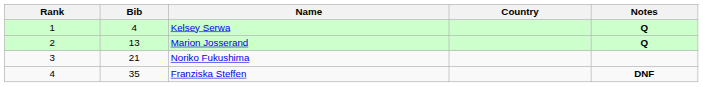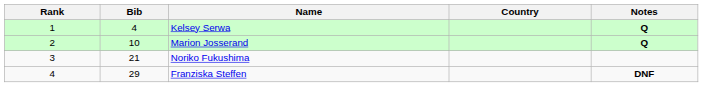(134, 43) 13 -> (134, 43) 10
(134, 74) 35 -> (134, 74) 29
